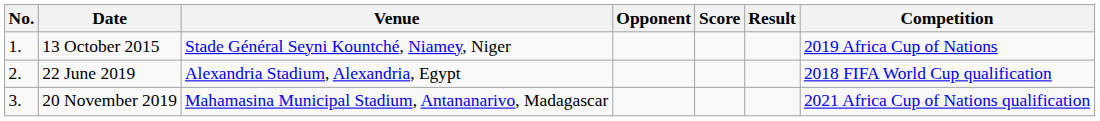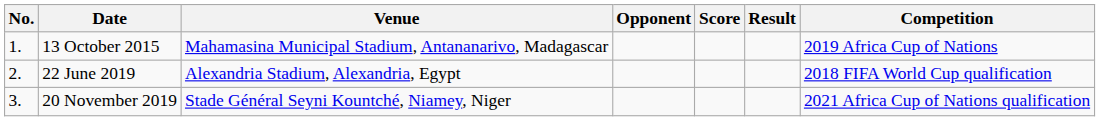(348, 45) Stade Général Seyni Kountché, Niamey, Niger -> (397, 45) Mahamasina Municipal Stadium, Antananarivo, Madagascar
(397, 101) Mahamasina Municipal Stadium, Antananarivo, Madagascar -> (348, 101) Stade Général Seyni Kountché, Niamey, Niger
